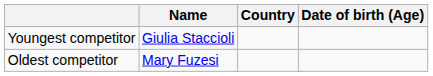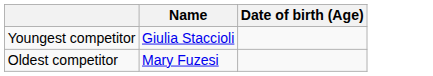- column: (268, 15)
